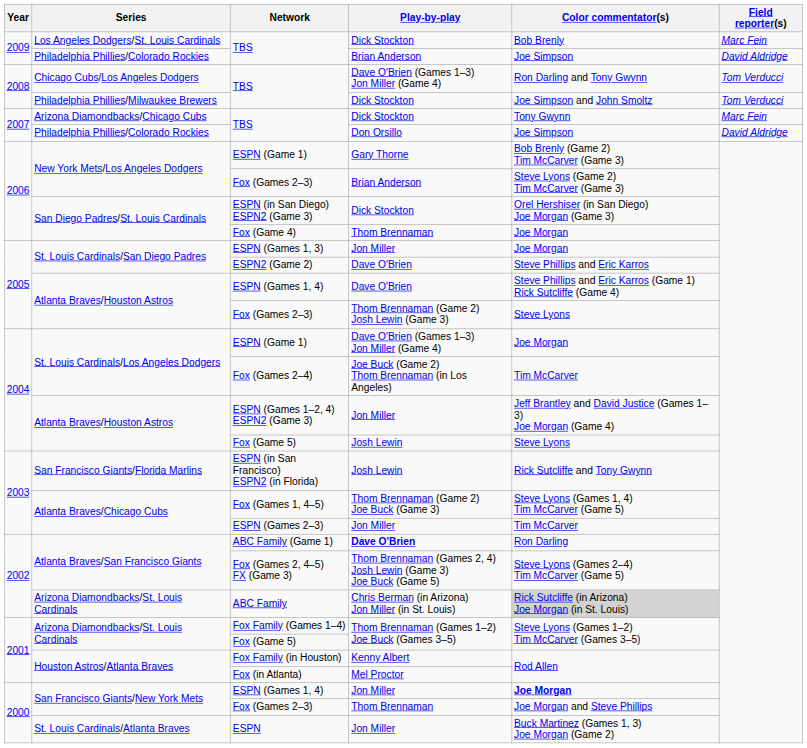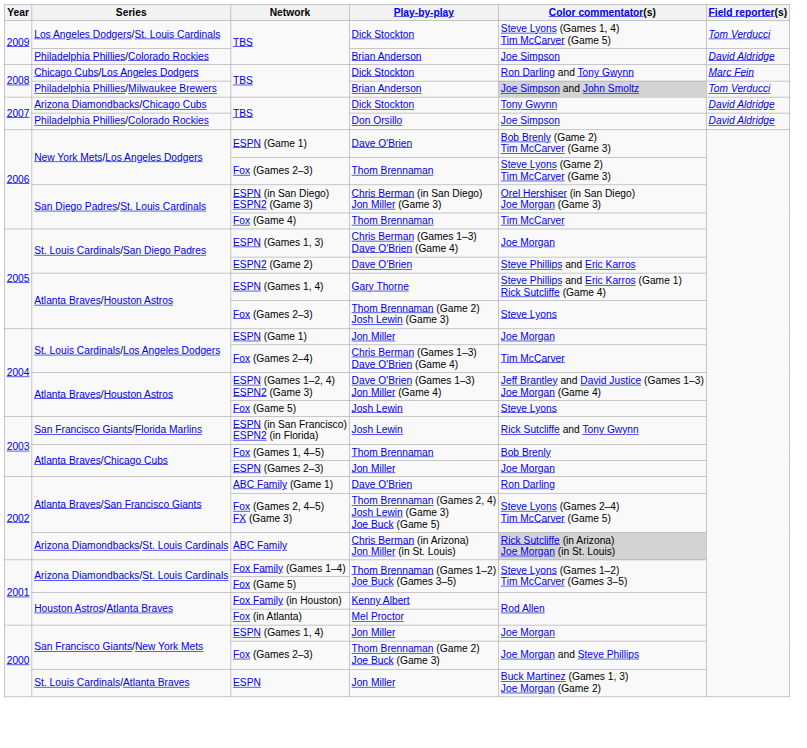(539, 40) Bob Brenly -> (560, 34) Steve Lyons (Games 1, 4) Tim McCarver (Game 5)
(744, 40) Marc Fein -> (739, 34) Tom Verducci
(413, 78) Dave O'Brien (Games 1–3) Jon Miller (Game 4) -> (383, 72) Dick Stockton
(752, 78) Tom Verducci -> (731, 72) Marc Fein
(383, 100) Dick Stockton -> (387, 89) Brian Anderson
(583, 100) no background -> (570, 89) lightgrey background
(744, 116) Marc Fein -> (742, 105) David Aldridge
(380, 155) Gary Thorne -> (382, 143) Dave O'Brien
(386, 182) Brian Anderson -> (393, 171) Thom Brennaman
(383, 210) Dick Stockton -> (417, 199) Chris Berman (in San Diego) Jon Miller (Game 3)
(541, 232) Joe Morgan -> (533, 221) Tim McCarver
(373, 248) Jon Miller -> (414, 243) Chris Berman (Games 1–3) Dave O'Brien (Game 4)
(382, 287) Dave O'Brien -> (380, 287) Gary Thorne
(413, 342) Dave O'Brien (Games 1–3) Jon Miller (Game 4) -> (373, 336) Jon Miller
(409, 376) Joe Buck (Game 2) Thom Brennaman (in Los Angeles) -> (414, 358) Chris Berman (Games 1–3) Dave O'Brien (Game 4)
(373, 415) Jon Miller -> (413, 386) Dave O'Brien (Games 1–3) Jon Miller (Game 4)
(415, 504) Thom Brennaman (Game 2) Joe Buck (Game 3) -> (393, 452) Thom Brennaman
(573, 504) Steve Lyons (Games 1, 4) Tim McCarver (Game 5) -> (526, 452) Bob Brenly
(546, 526) Tim McCarver -> (528, 468) Joe Morgan
(383, 542) bold -> (382, 485) normal
(543, 690) bold -> (528, 633) normal
(392, 707) Thom Brennaman -> (416, 655) Thom Brennaman (Game 2) Joe Buck (Game 3)
